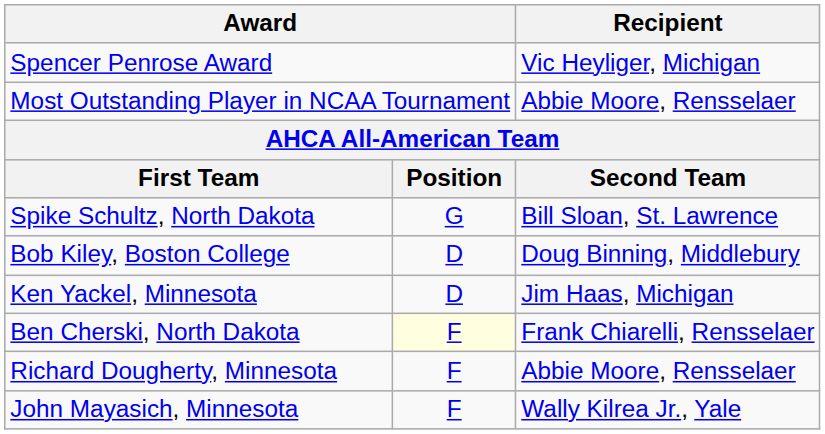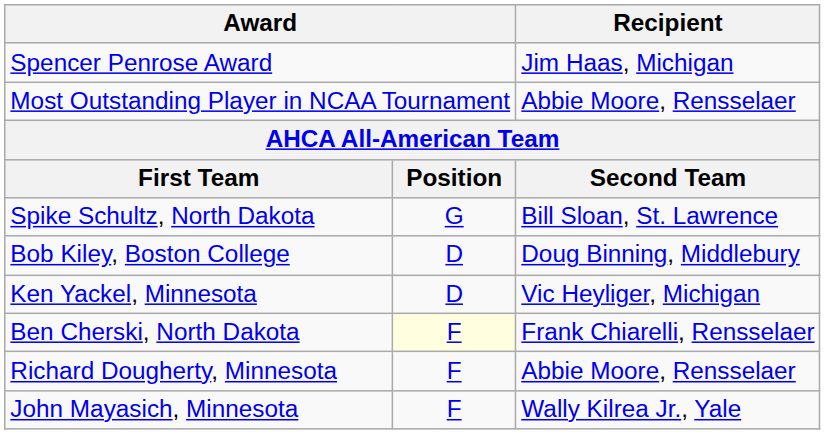(641, 62) Vic Heyliger, Michigan -> (627, 62) Jim Haas, Michigan
(627, 293) Jim Haas, Michigan -> (641, 293) Vic Heyliger, Michigan
